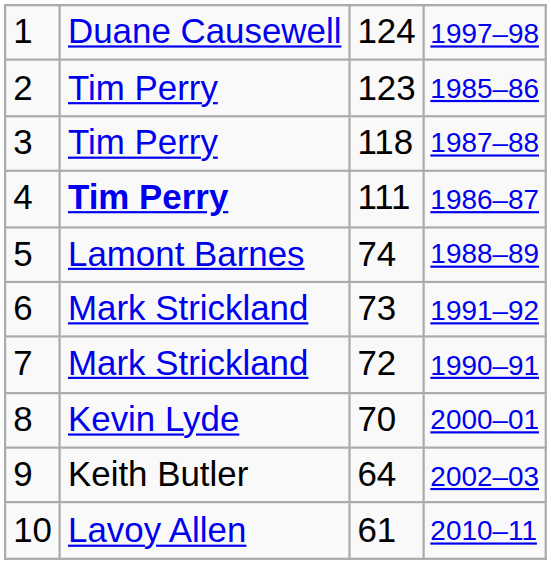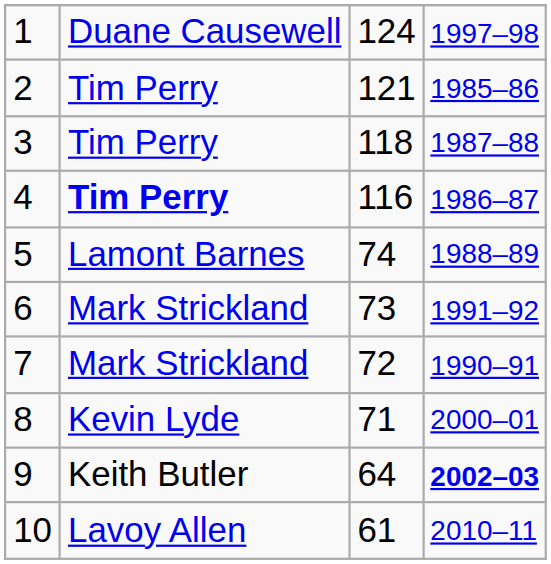(387, 87) 123 -> (387, 87) 121
(384, 198) 111 -> (385, 198) 116
(377, 419) 70 -> (377, 419) 71
(485, 475) normal -> (485, 475) bold
